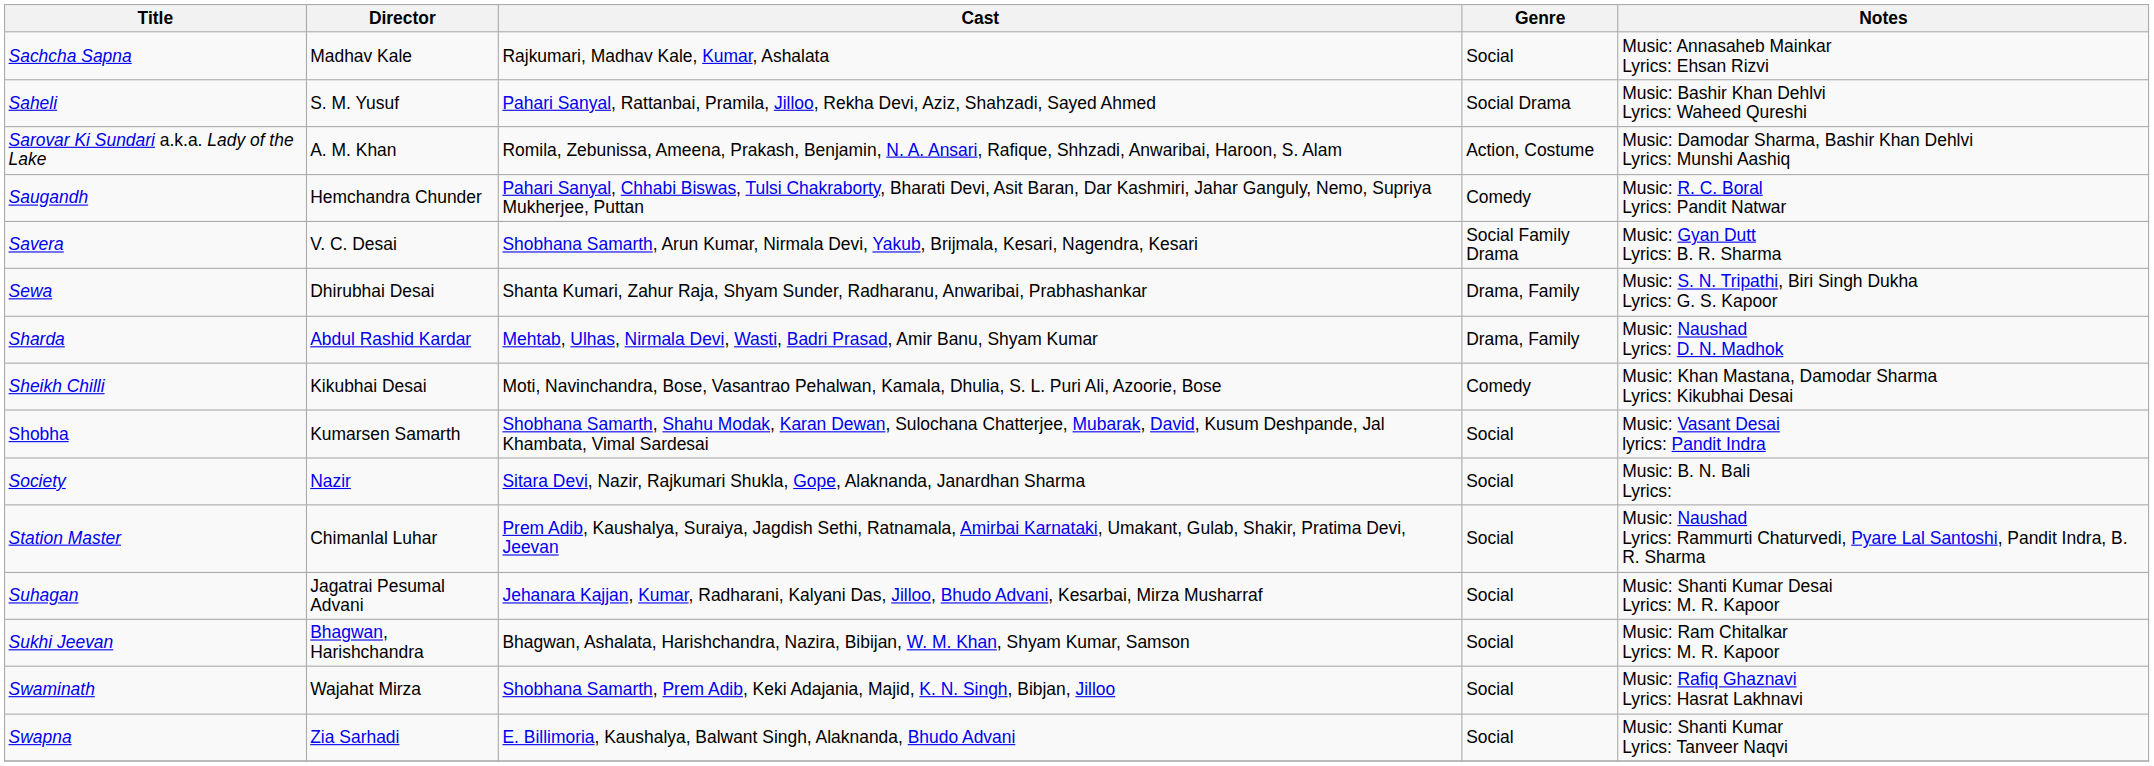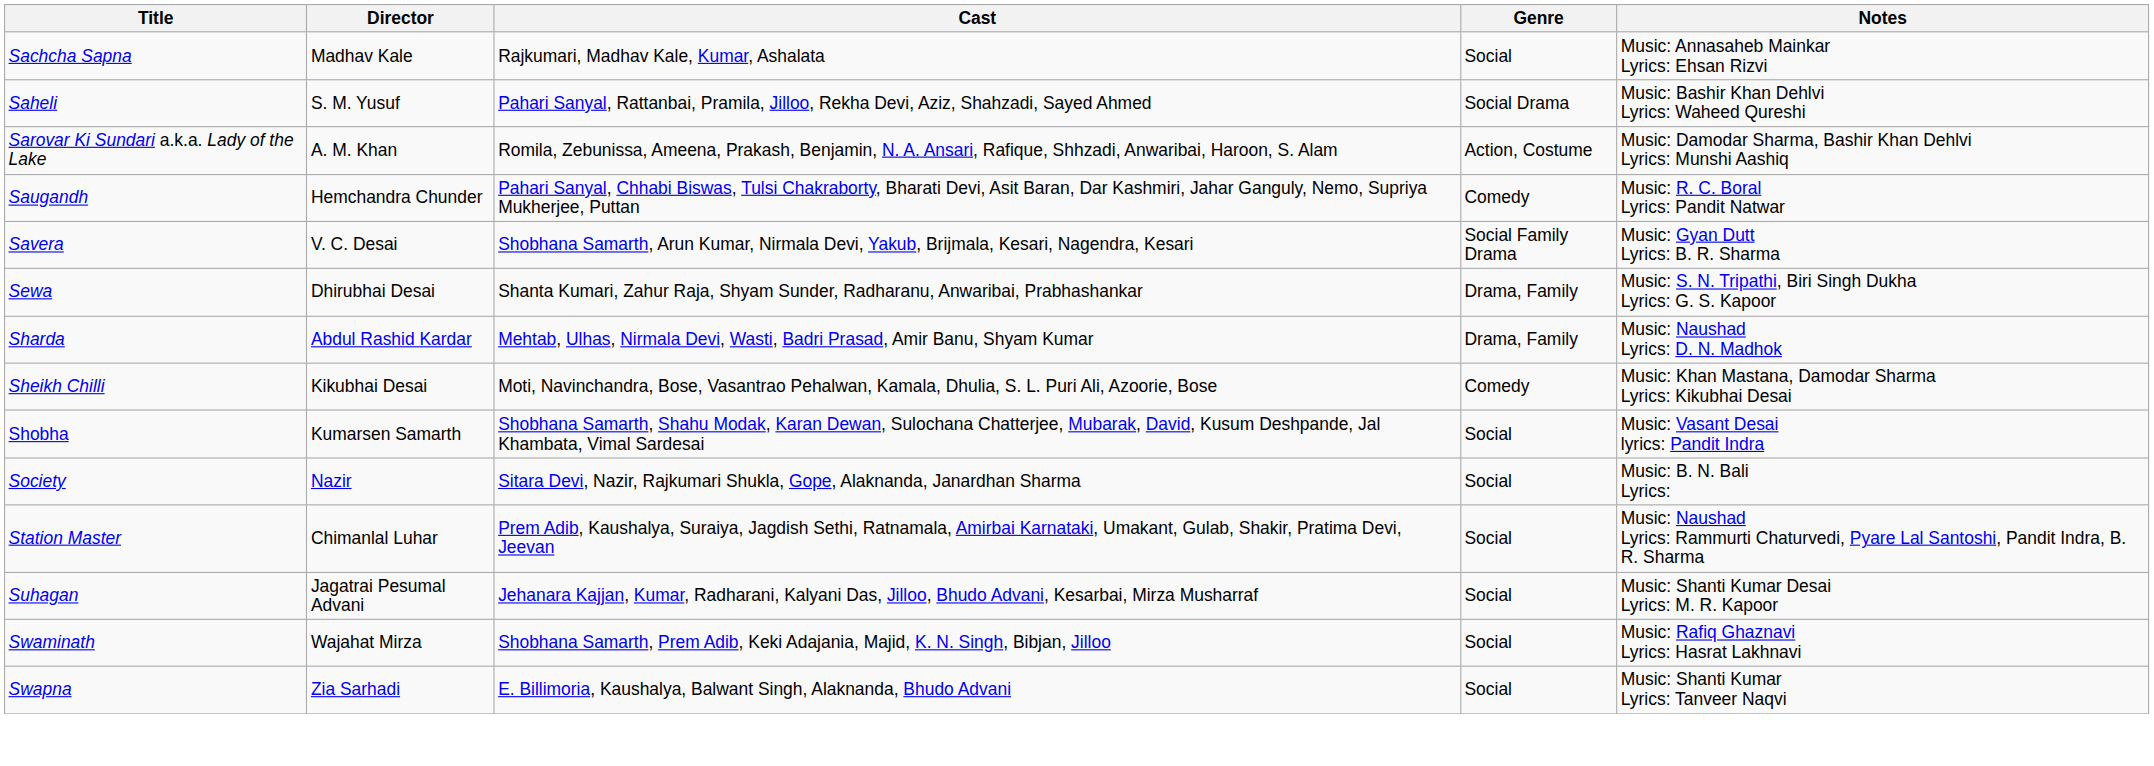- row: (61, 642)
